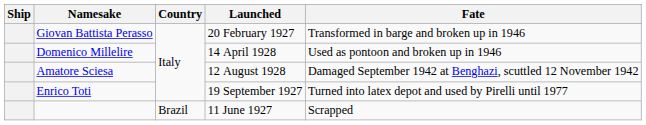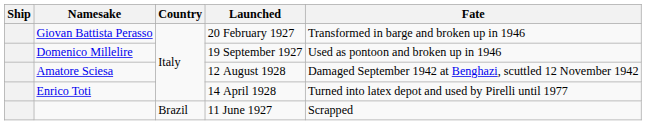(242, 52) 14 April 1928 -> (255, 52) 19 September 1927
(255, 91) 19 September 1927 -> (242, 91) 14 April 1928
